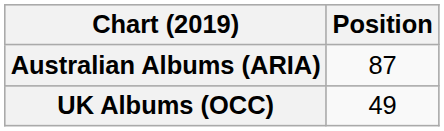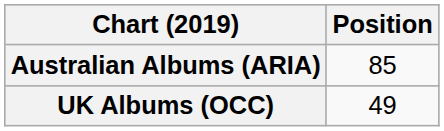(383, 65) 87 -> (383, 65) 85
